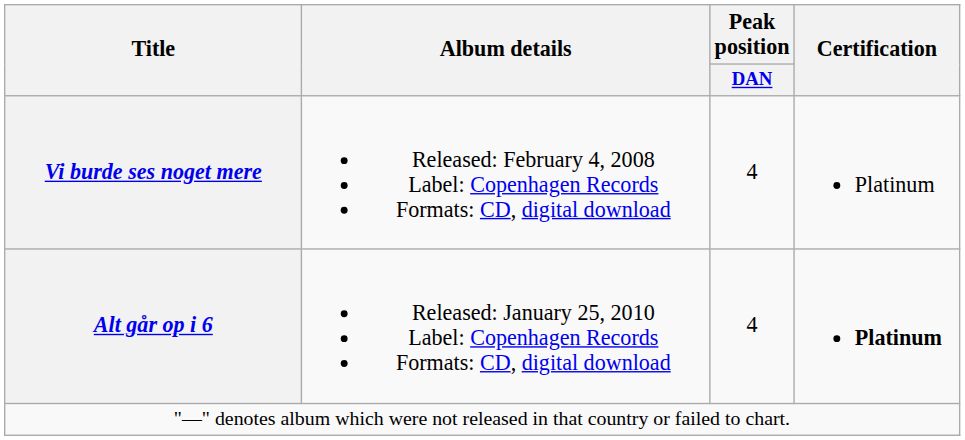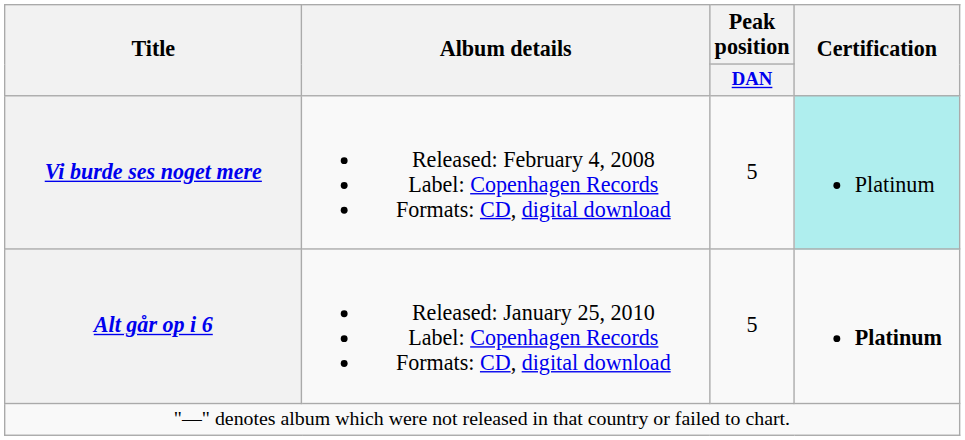(752, 172) 4 -> (752, 172) 5
(877, 185) no background -> (877, 185) paleturquoise background
(752, 325) 4 -> (752, 325) 5
